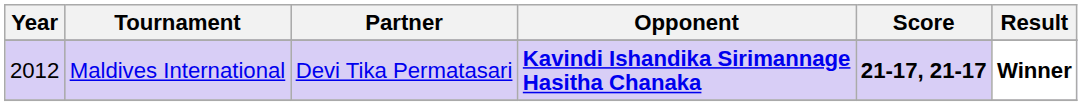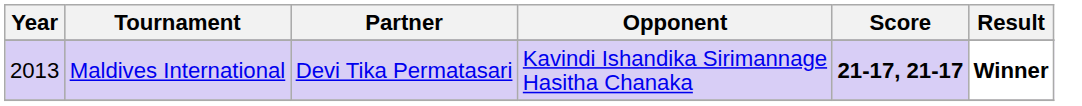(35, 70) 2012 -> (35, 70) 2013
(687, 70) bold -> (675, 70) normal
